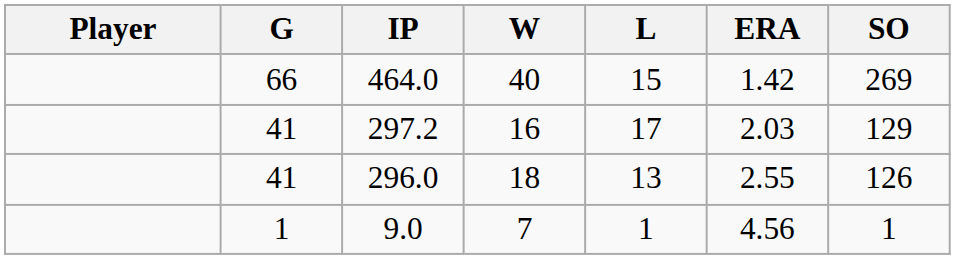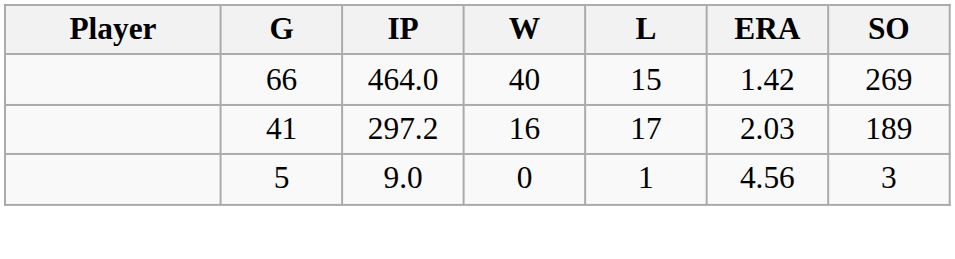(889, 128) 129 -> (889, 128) 189
- row: (403, 178)
(282, 228) 1 -> (282, 178) 5
(525, 228) 7 -> (525, 178) 0
(889, 228) 1 -> (889, 178) 3
